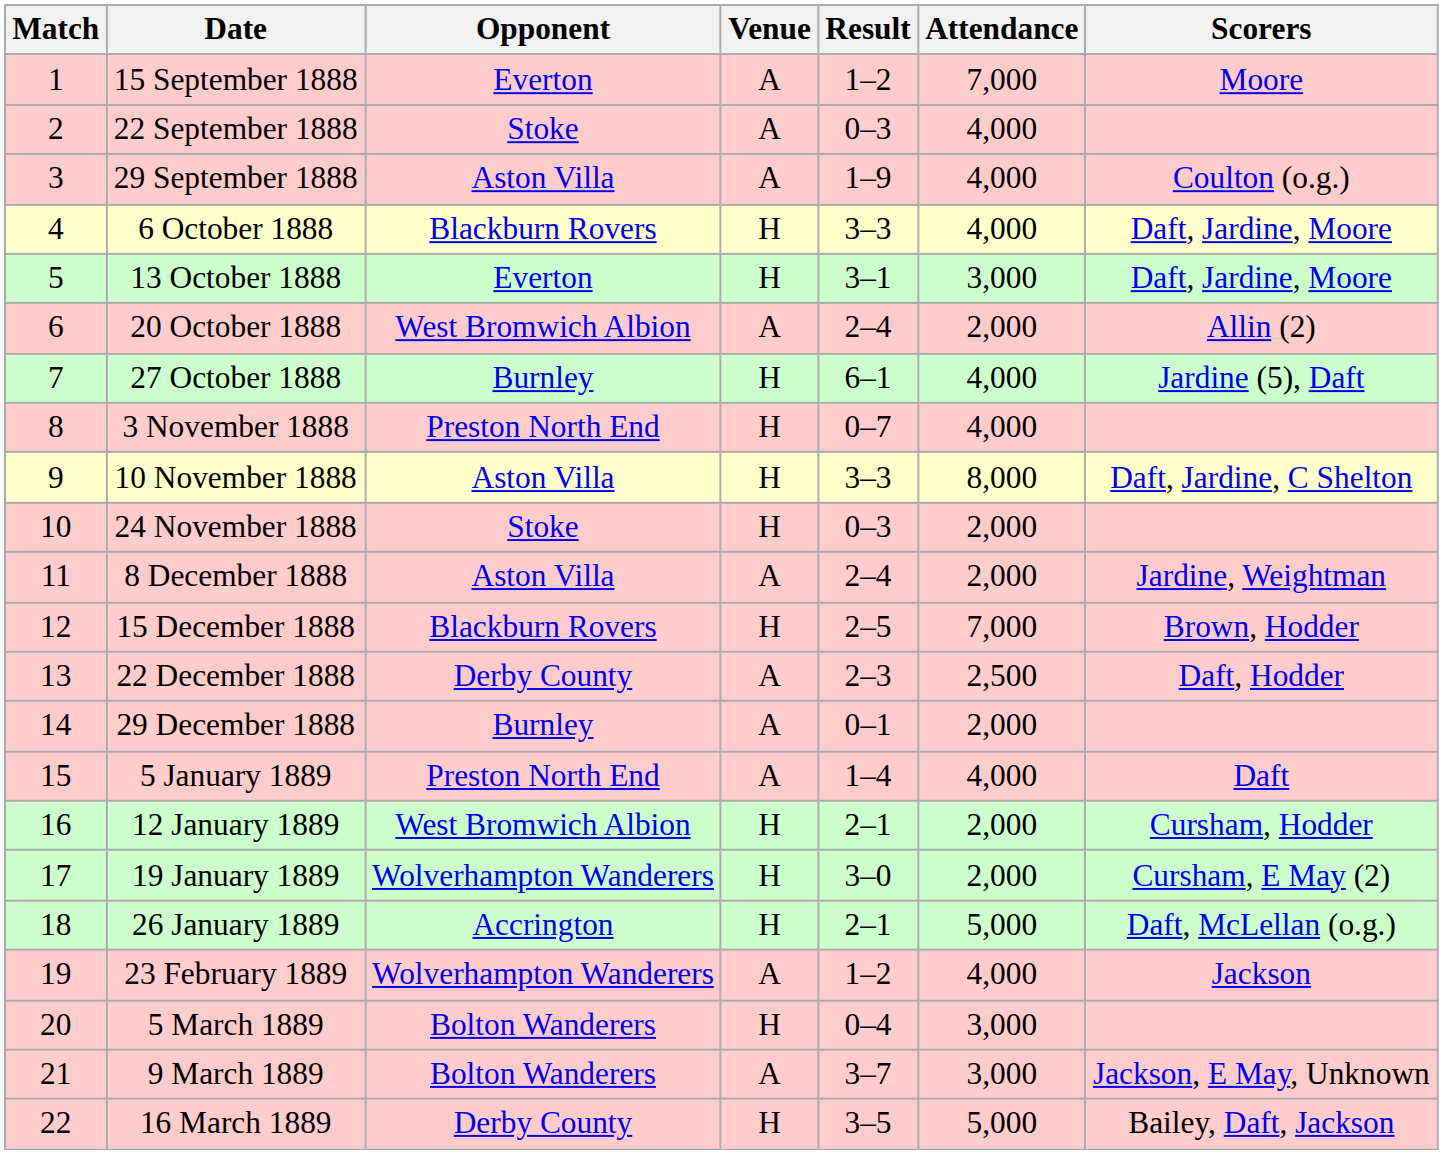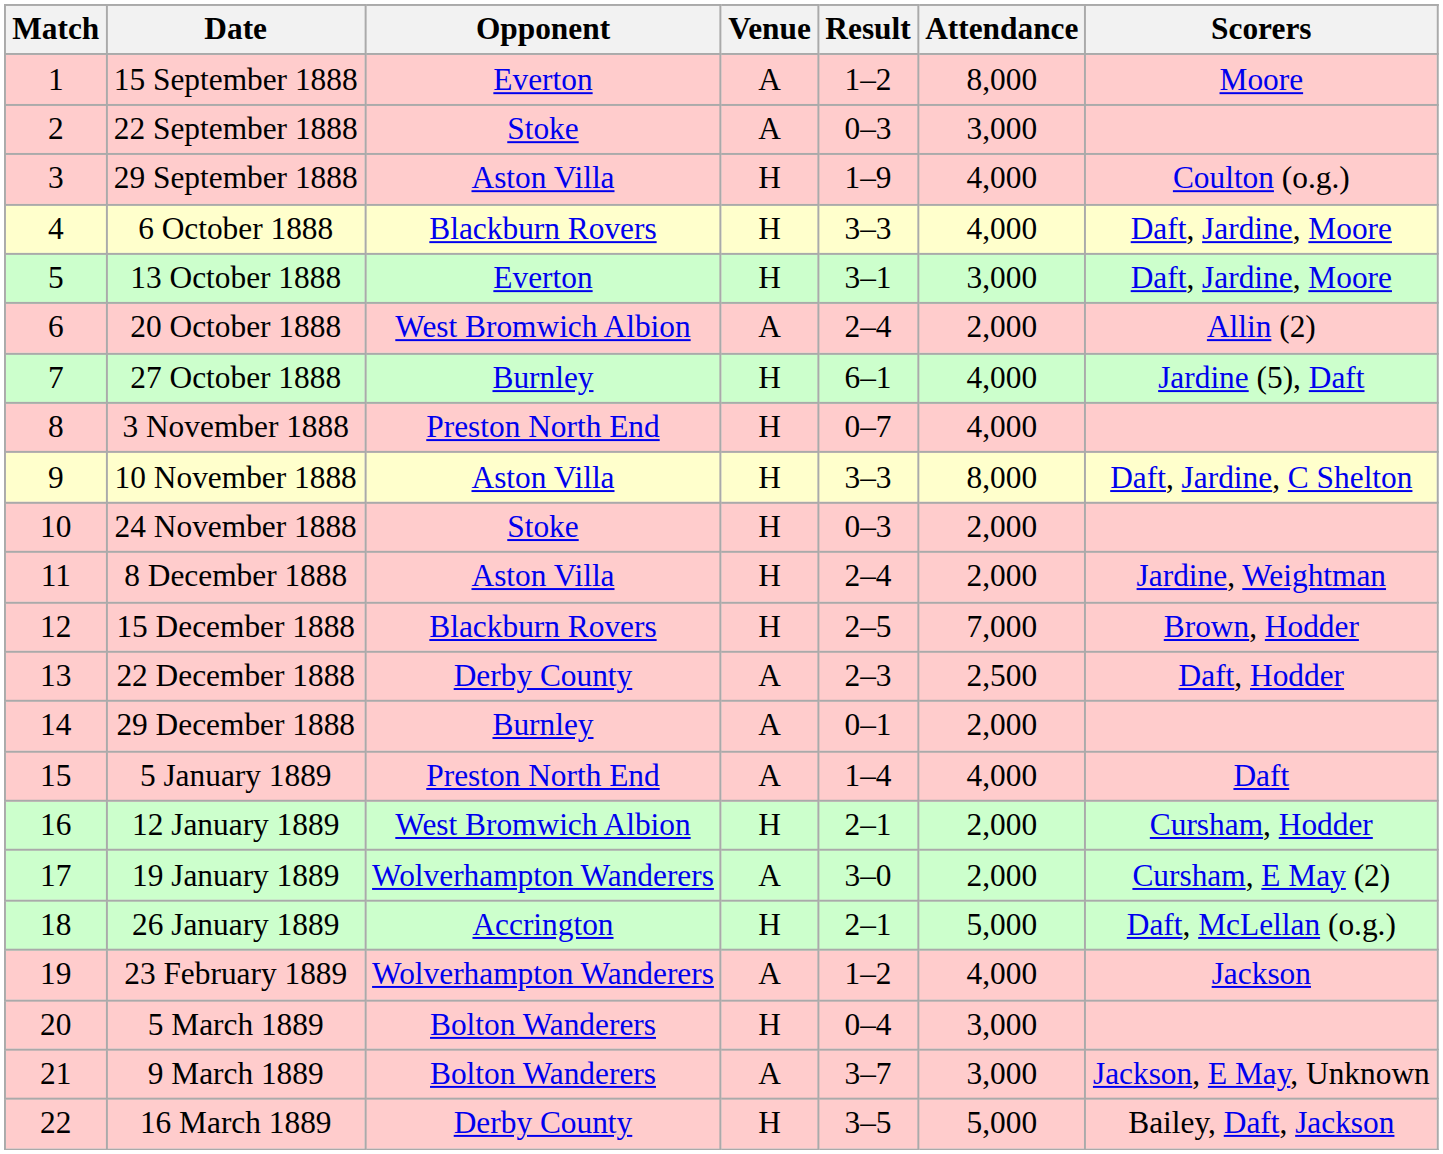(1002, 79) 7,000 -> (1002, 79) 8,000
(1002, 128) 4,000 -> (1002, 128) 3,000
(770, 178) A -> (770, 178) H
(770, 576) A -> (770, 576) H
(770, 874) H -> (770, 874) A
